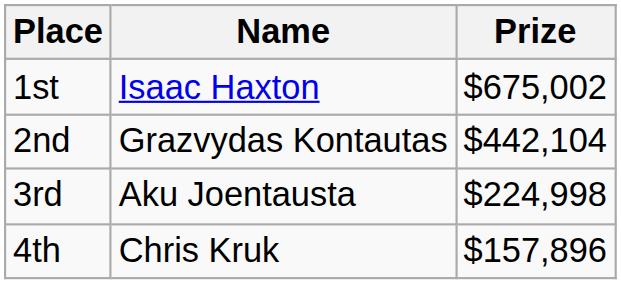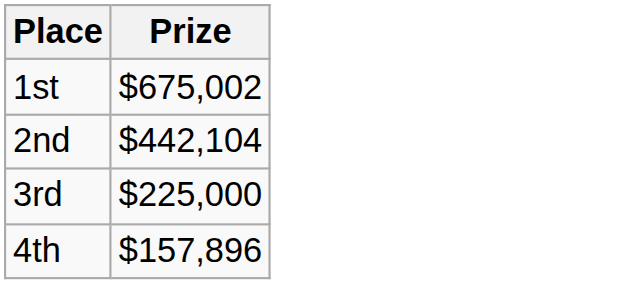- column: (283, 31)
(535, 195) $224,998 -> (190, 195) $225,000
